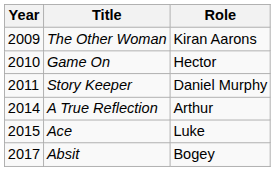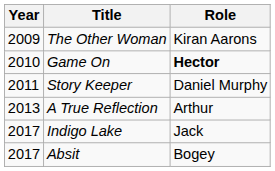(195, 62) normal -> (196, 62) bold
(24, 108) 2014 -> (24, 108) 2013
- row: (59, 131)
+ row: (85, 131)
